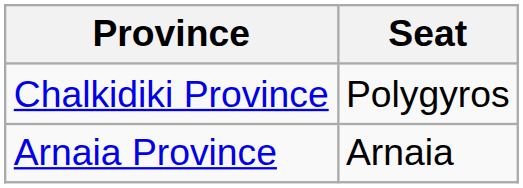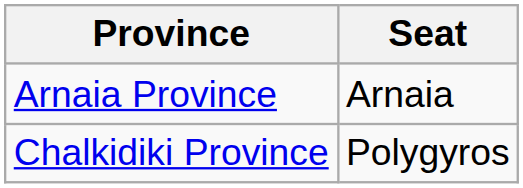rows swapped: (145, 152) <-> (171, 93)
